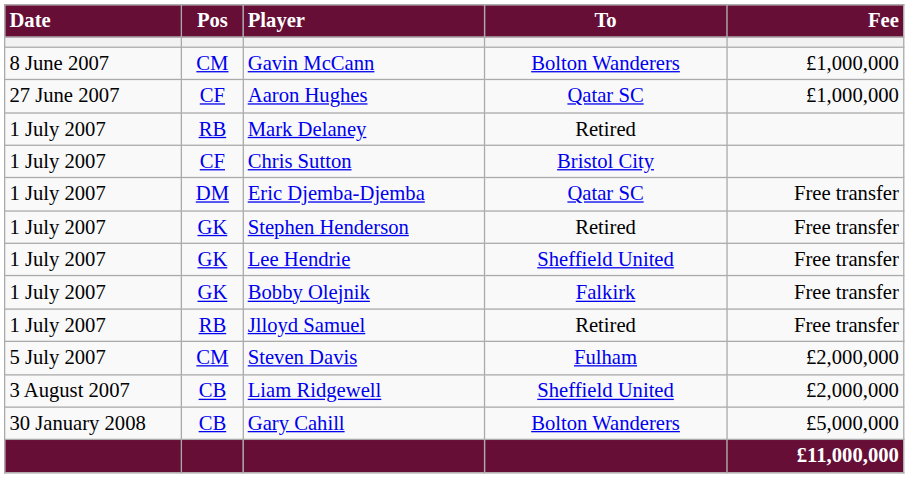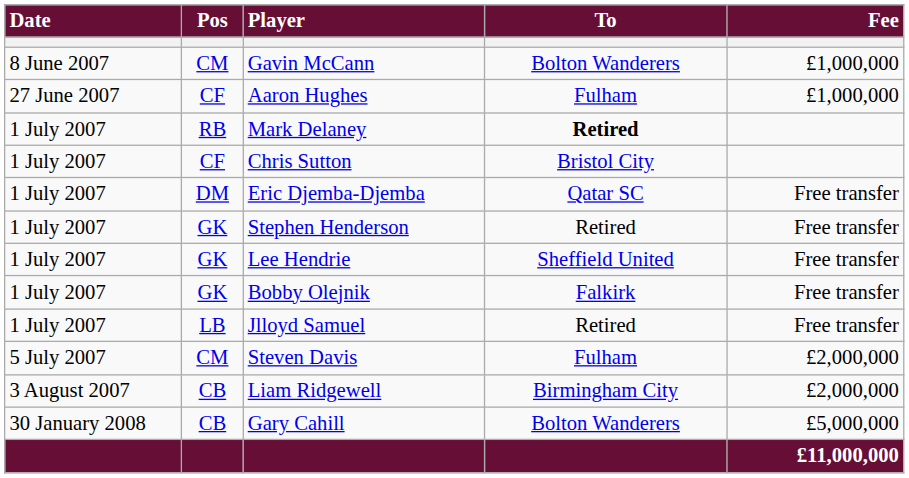(606, 95) Qatar SC -> (606, 95) Fulham
(606, 128) normal -> (606, 128) bold
(212, 324) RB -> (212, 324) LB
(606, 390) Sheffield United -> (606, 390) Birmingham City
